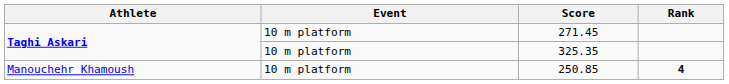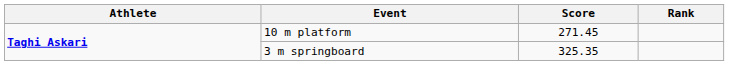(308, 51) 10 m platform -> (314, 51) 3 m springboard
- row: (578, 70)
